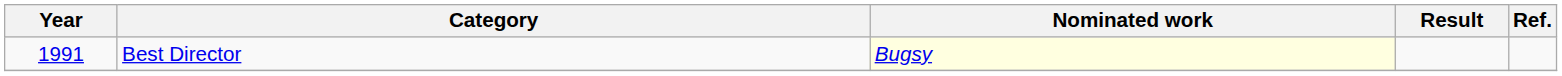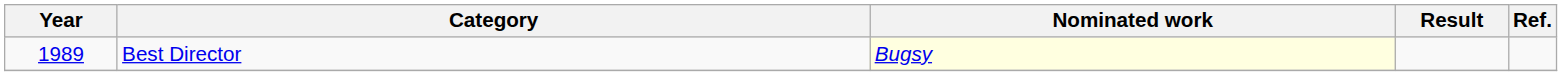(61, 53) 1991 -> (61, 53) 1989
